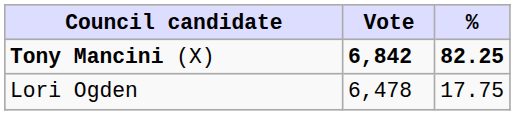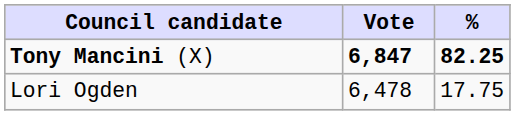(380, 57) 6,842 -> (380, 57) 6,847
